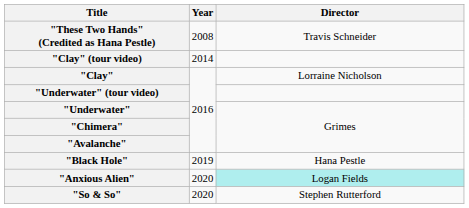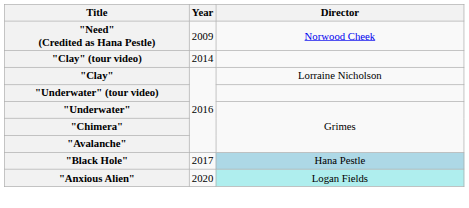- row: (97, 36)
+ row: (97, 36)
(203, 161) 2019 -> (203, 161) 2017
(340, 161) no background -> (340, 161) lightblue background
- row: (97, 195)
